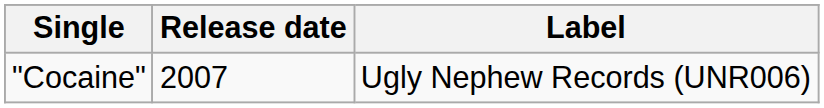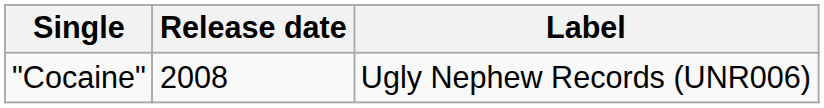(194, 77) 2007 -> (194, 77) 2008
